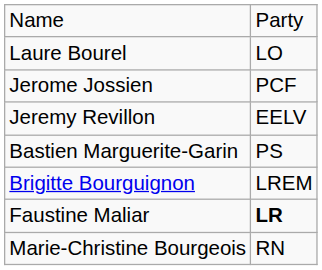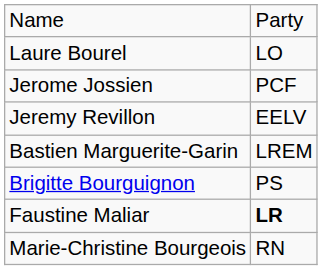(269, 150) PS -> (284, 150) LREM
(284, 183) LREM -> (269, 183) PS
